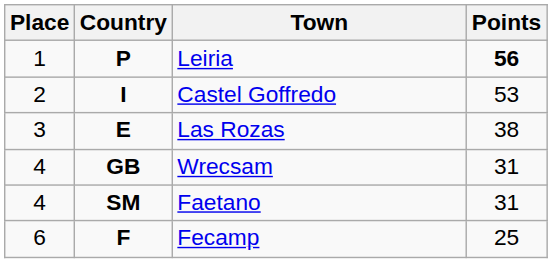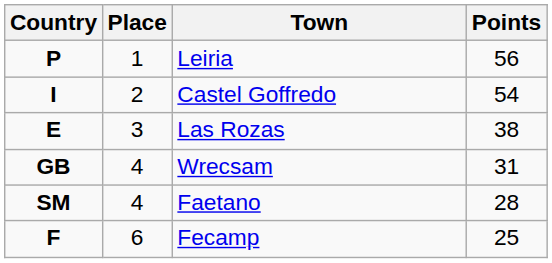columns swapped: (40, 22) <-> (123, 22)
(507, 58) bold -> (507, 58) normal
(507, 94) 53 -> (507, 94) 54
(507, 202) 31 -> (507, 202) 28
